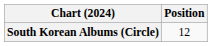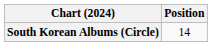(184, 32) 12 -> (184, 32) 14
